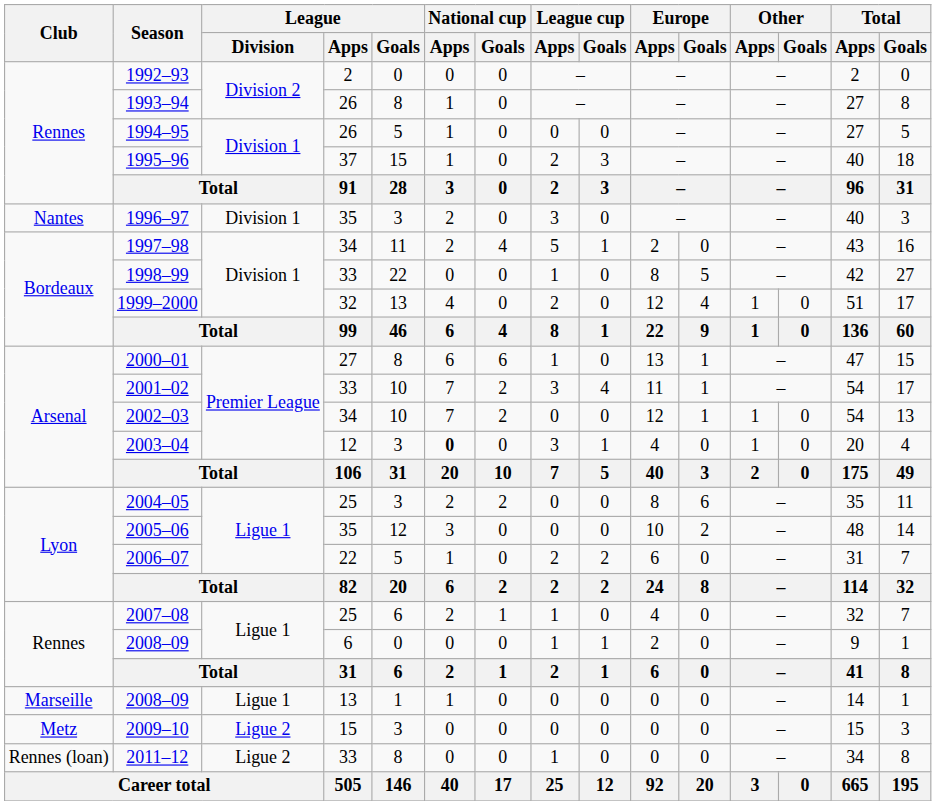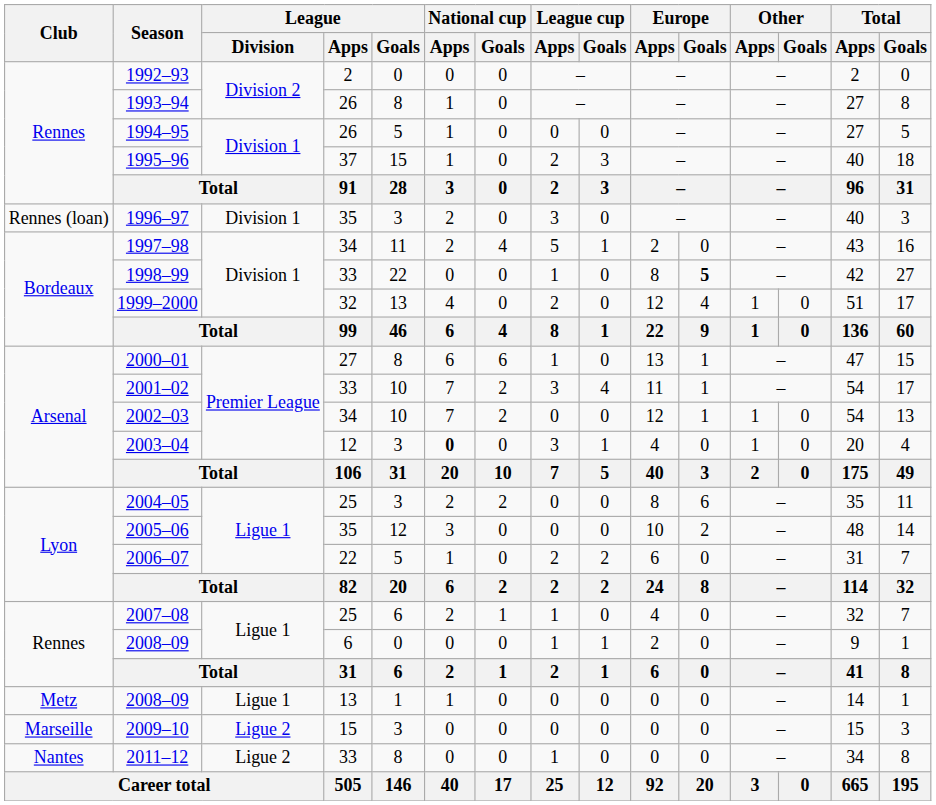(59, 217) Nantes -> (59, 217) Rennes (loan)
(705, 274) normal -> (705, 274) bold
(59, 700) Marseille -> (59, 700) Metz
(59, 729) Metz -> (59, 729) Marseille
(59, 757) Rennes (loan) -> (59, 757) Nantes
